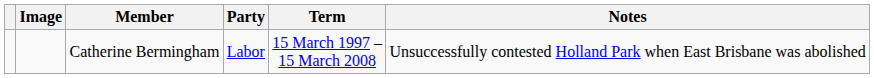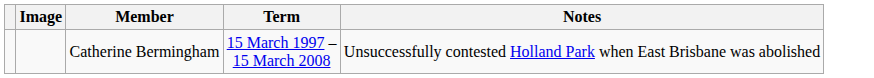- column: (246, 17)
